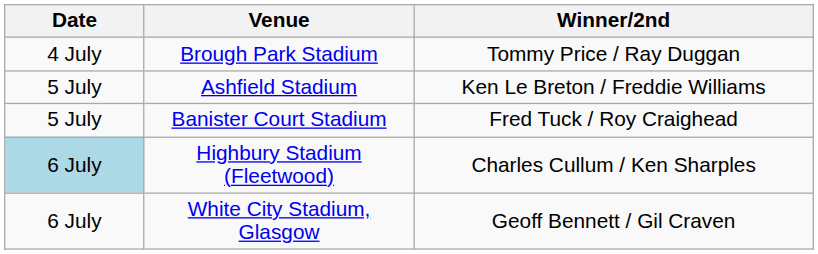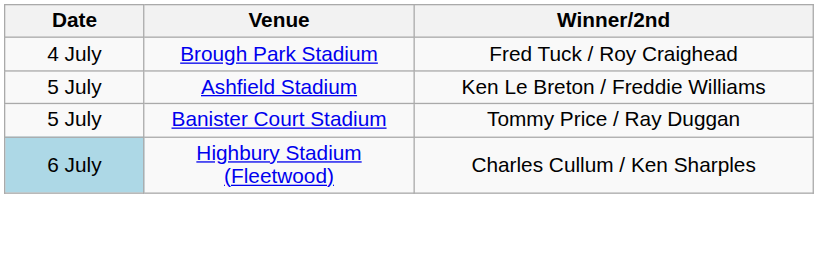(614, 53) Tommy Price / Ray Duggan -> (614, 53) Fred Tuck / Roy Craighead
(614, 119) Fred Tuck / Roy Craighead -> (614, 119) Tommy Price / Ray Duggan
- row: (279, 221)
